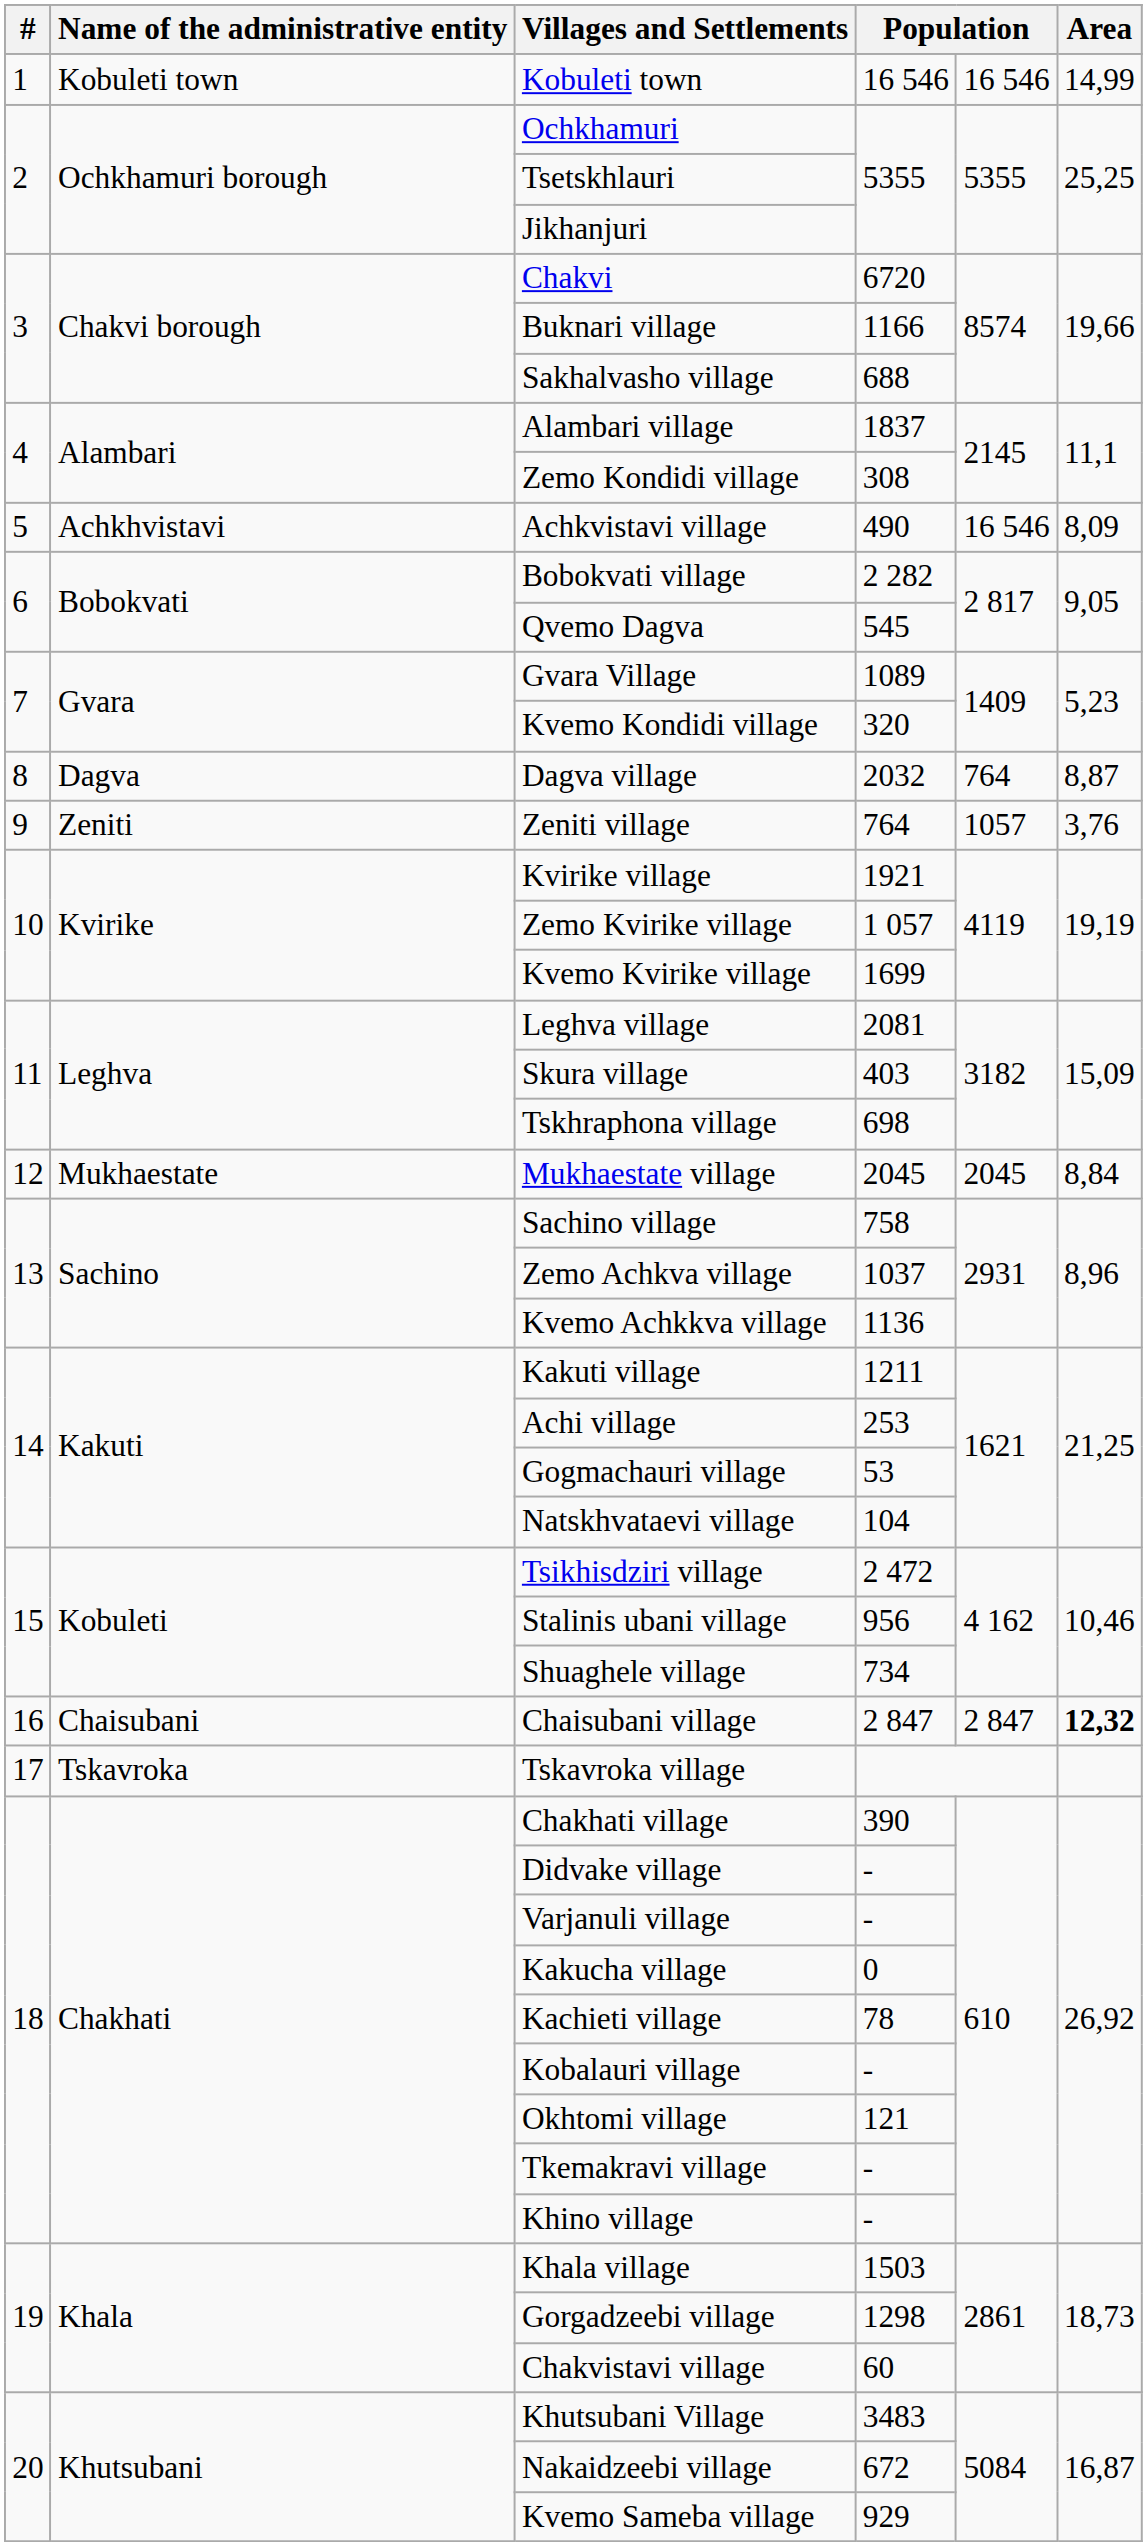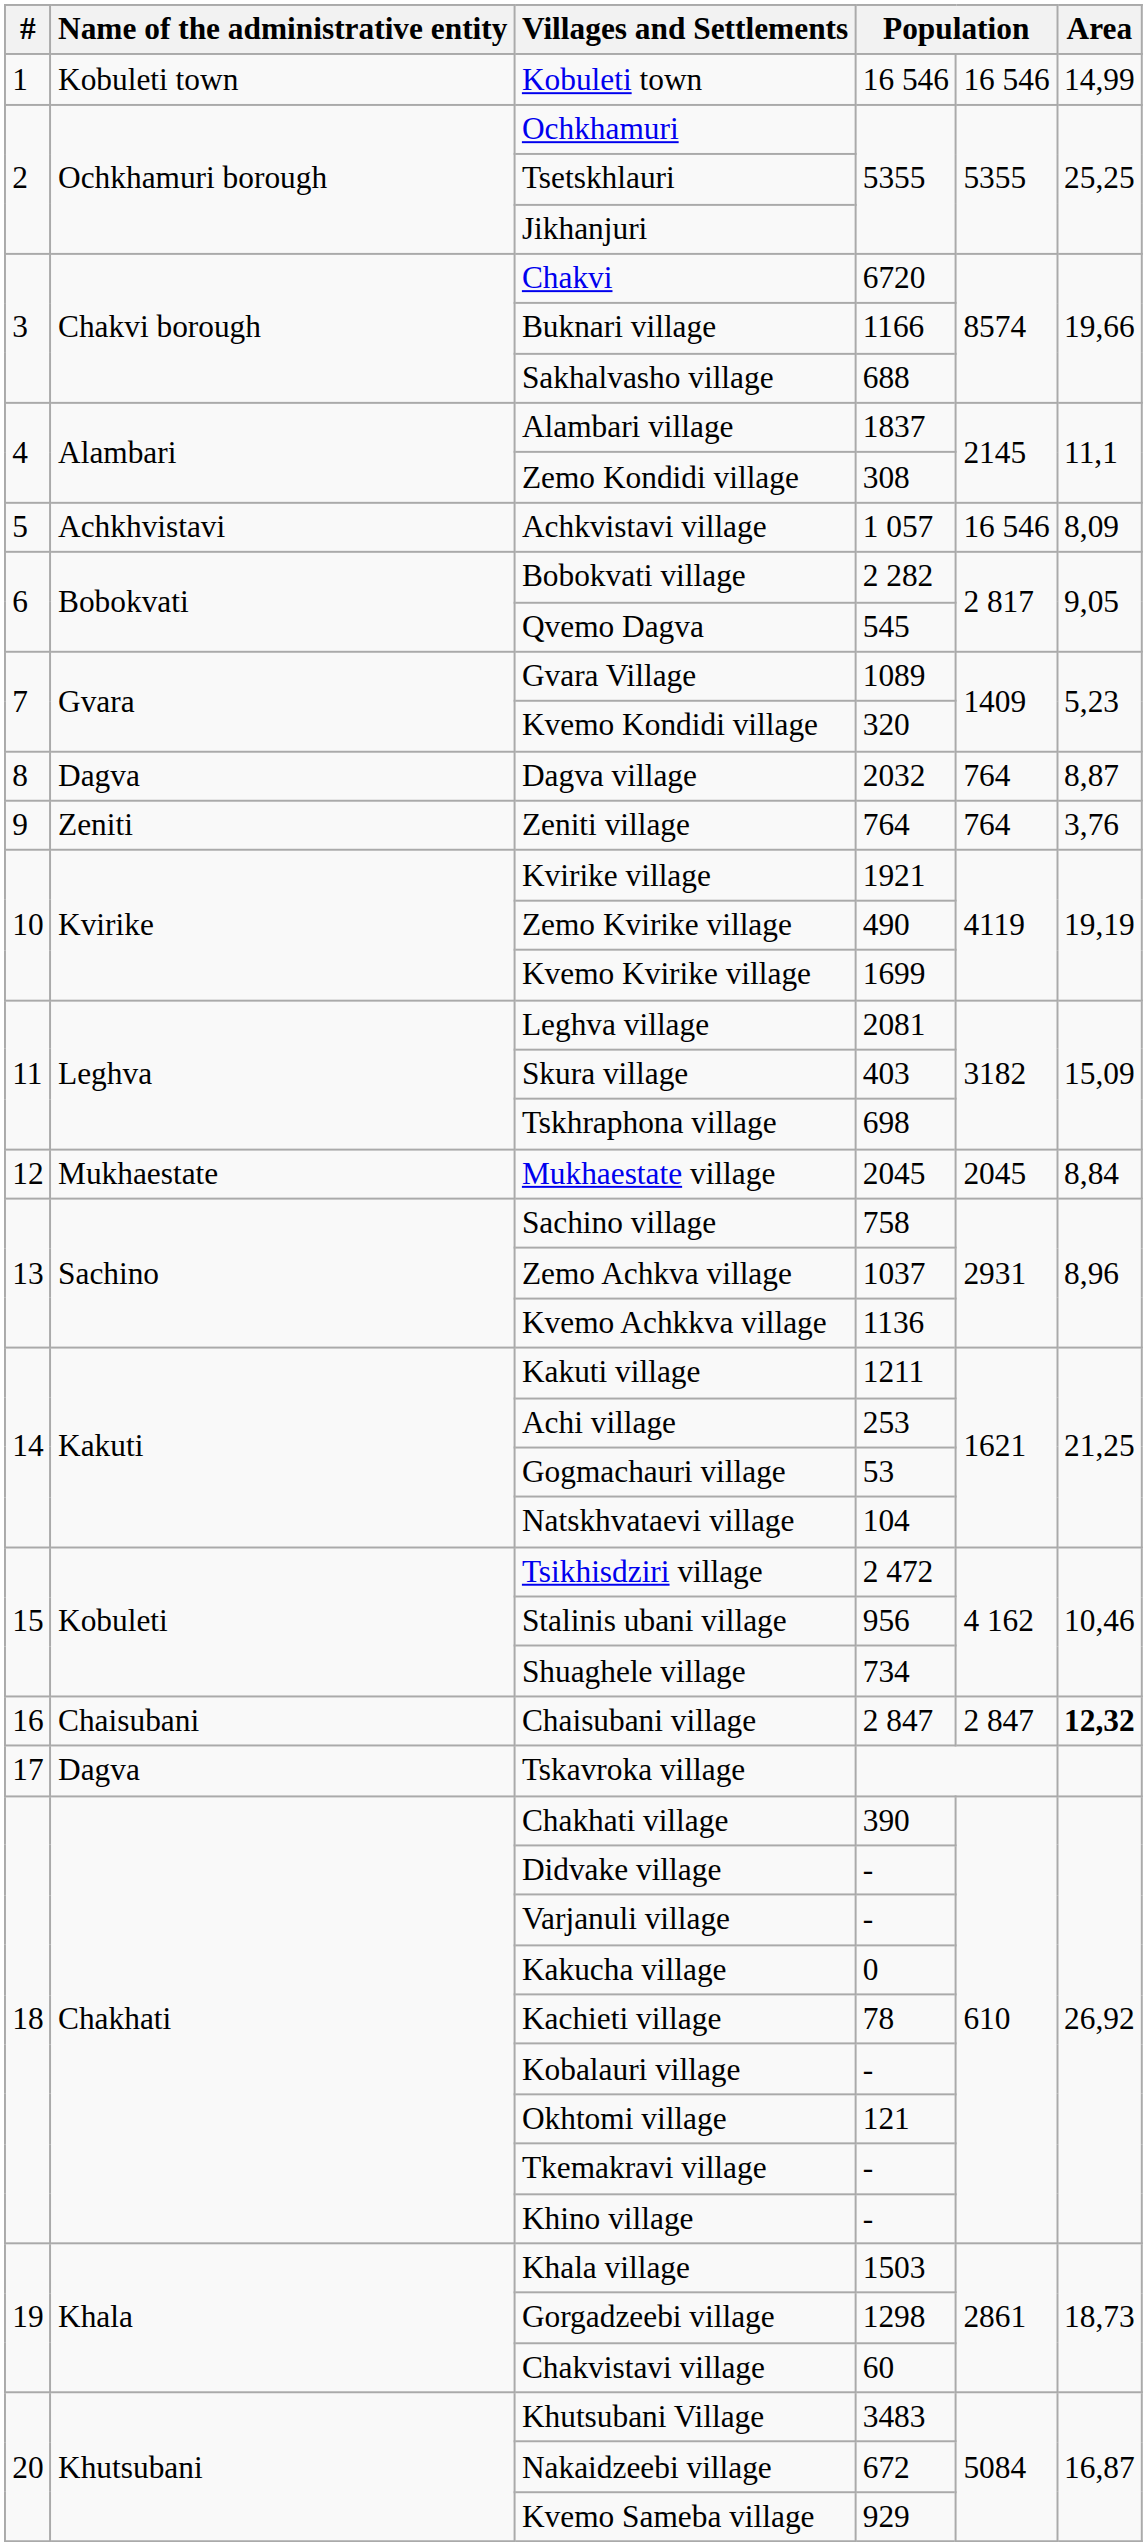(886, 526) 490 -> (898, 526) 1 057
(995, 825) 1057 -> (987, 825) 764
(898, 924) 1 057 -> (886, 924) 490
(123, 1770) Tskavroka -> (99, 1770) Dagva
